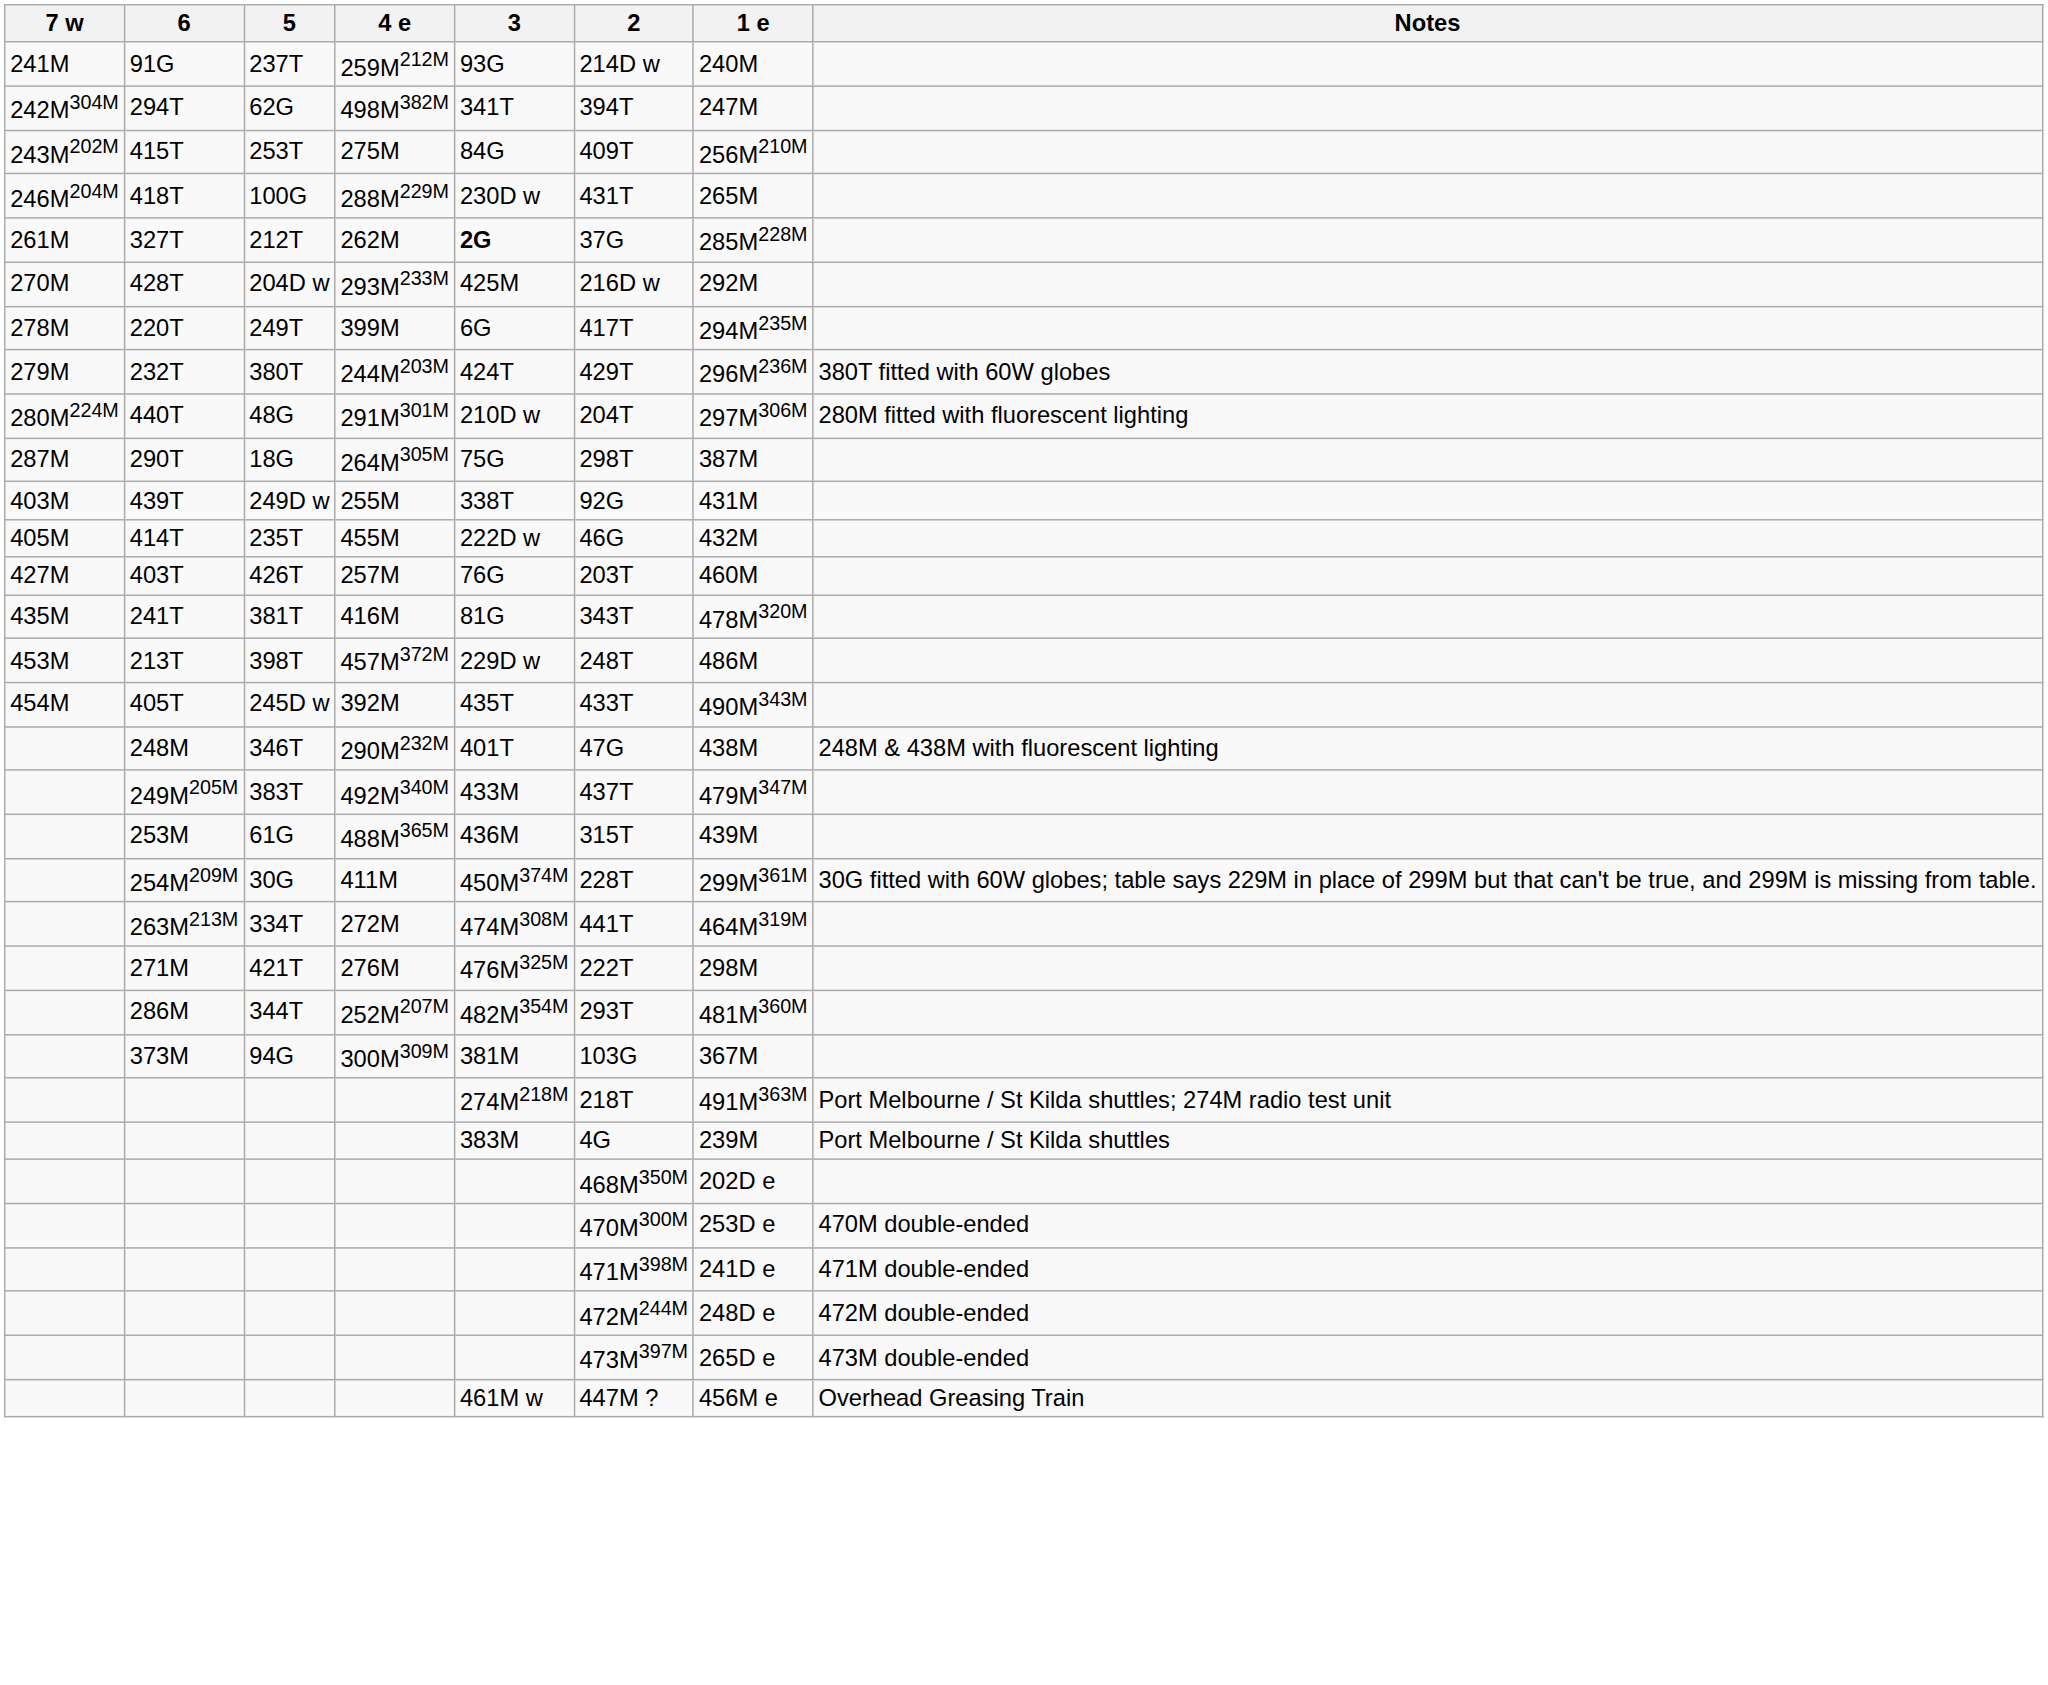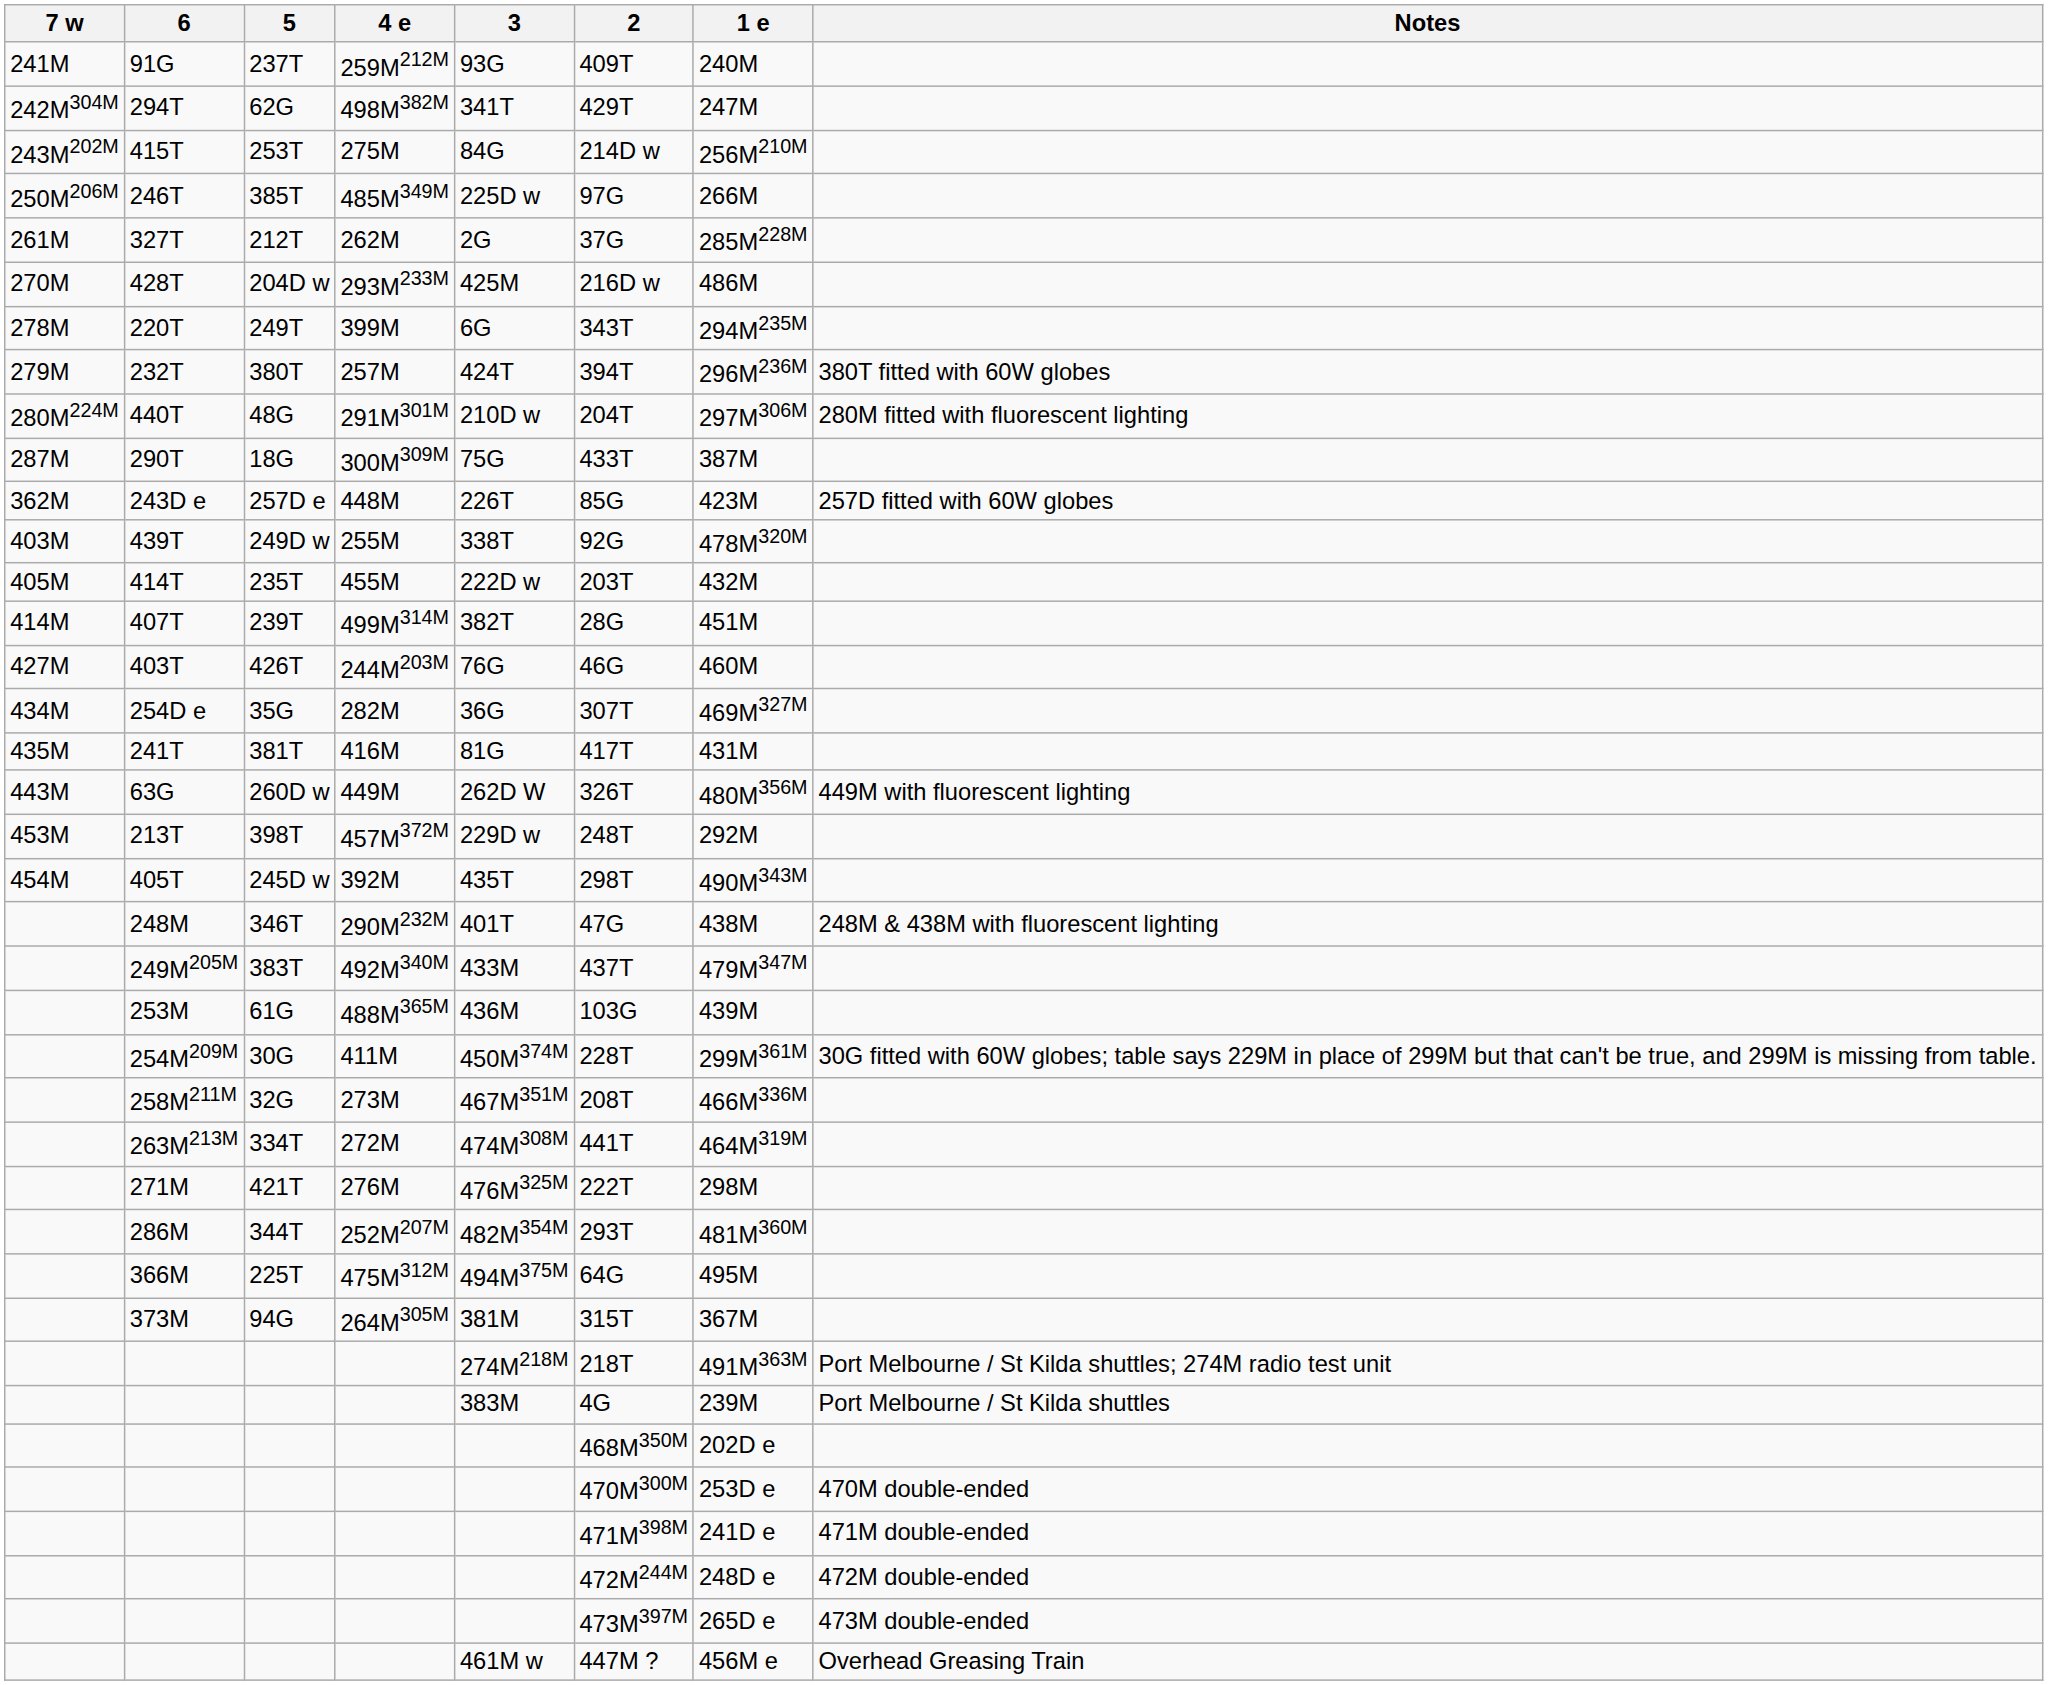(620, 64) 214D w -> (606, 64) 409T
(606, 107) 394T -> (606, 107) 429T
(606, 151) 409T -> (620, 151) 214D w
- row: (157, 195)
+ row: (157, 195)
(476, 239) bold -> (476, 239) normal
(729, 283) 292M -> (729, 283) 486M
(606, 327) 417T -> (606, 327) 343T
(395, 371) 244M203M -> (370, 371) 257M
(606, 371) 429T -> (606, 371) 394T
(395, 459) 264M305M -> (395, 459) 300M309M
(606, 459) 298T -> (606, 459) 433T
+ row: (168, 500)
(729, 500) 431M -> (753, 541) 478M320M
(602, 537) 46G -> (606, 581) 203T
+ row: (157, 622)
(370, 575) 257M -> (395, 666) 244M203M
(606, 575) 203T -> (602, 666) 46G
+ row: (168, 710)
(606, 616) 343T -> (606, 751) 417T
(753, 616) 478M320M -> (729, 751) 431M
+ row: (152, 792)
(729, 660) 486M -> (729, 836) 292M
(606, 704) 433T -> (606, 880) 298T
(606, 836) 315T -> (608, 1011) 103G
+ row: (183, 1099)
+ row: (159, 1275)
(395, 1055) 300M309M -> (395, 1319) 264M305M
(608, 1055) 103G -> (606, 1319) 315T
